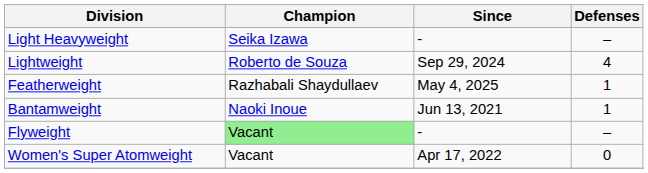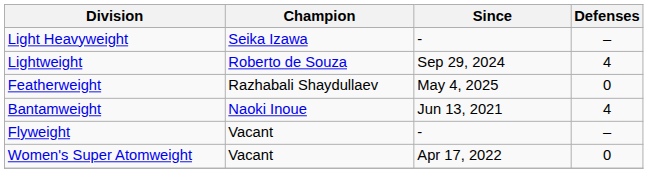(607, 86) 1 -> (607, 86) 0
(607, 109) 1 -> (607, 109) 4
(251, 132) lightgreen background -> (251, 132) no background
